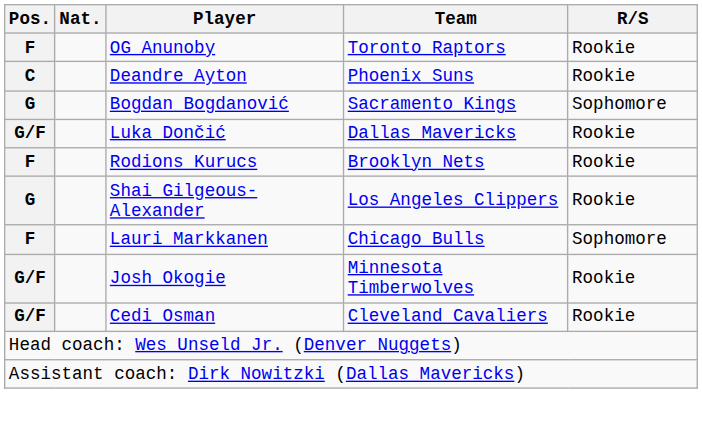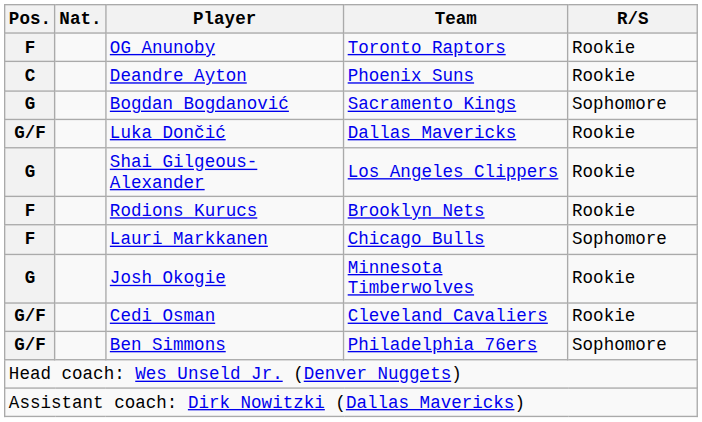rows swapped: (184, 201) <-> (184, 162)
(30, 278) G/F -> (30, 278) G
+ row: (168, 346)
